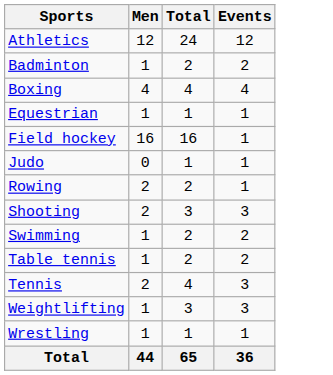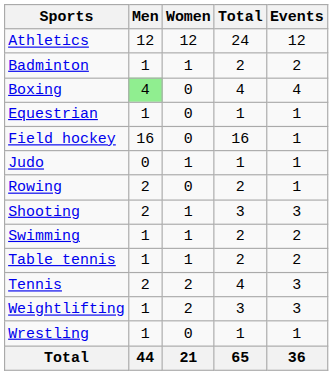+ column: (188, 17)
(145, 90) no background -> (145, 90) lightgreen background
